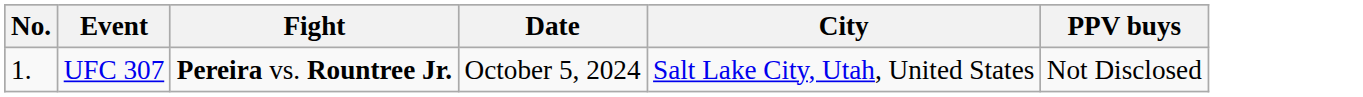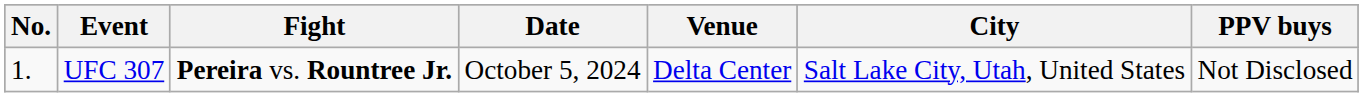+ column: (722, 26)
